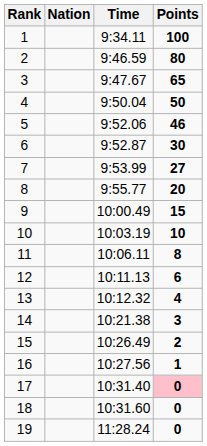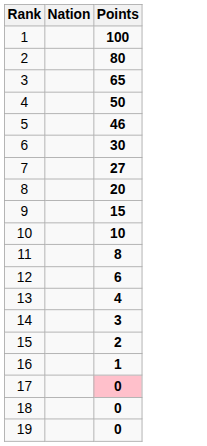- column: (124, 15)
